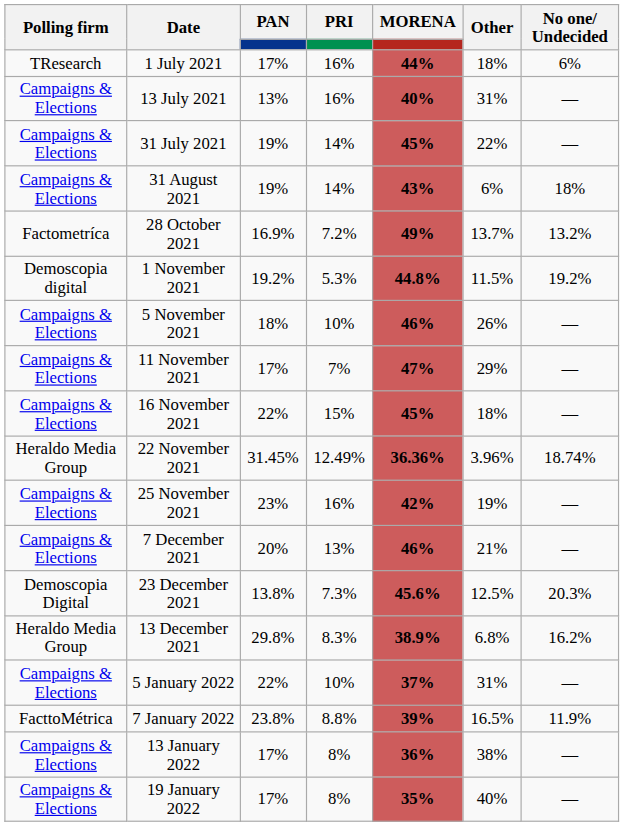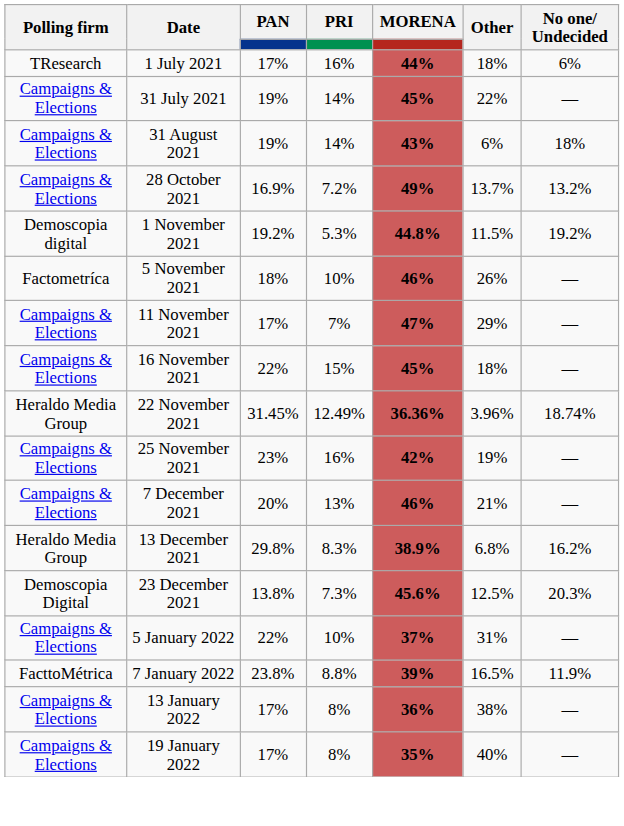- row: (183, 98)
(66, 233) Factometríca -> (66, 188) Campaigns & Elections
(66, 323) Campaigns & Elections -> (66, 278) Factometríca
rows swapped: (183, 638) <-> (183, 593)
